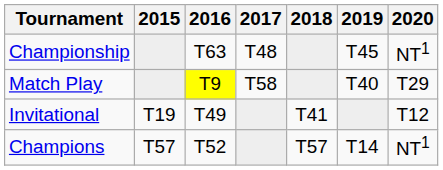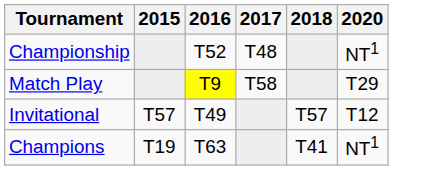- column: (362, 19)
(210, 51) T63 -> (210, 51) T52
(159, 114) T19 -> (159, 114) T57
(311, 114) T41 -> (311, 114) T57
(159, 146) T57 -> (159, 146) T19
(210, 146) T52 -> (210, 146) T63
(311, 146) T57 -> (311, 146) T41
